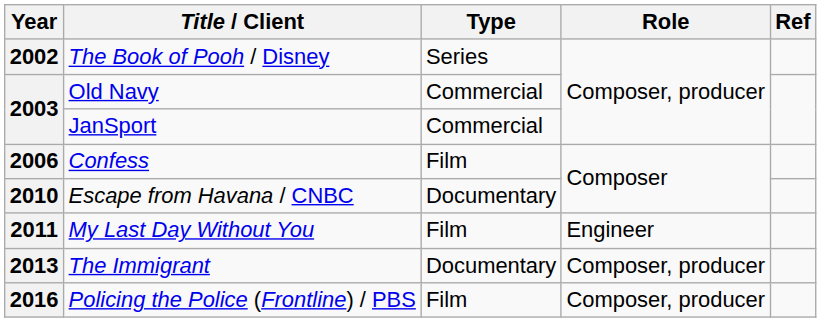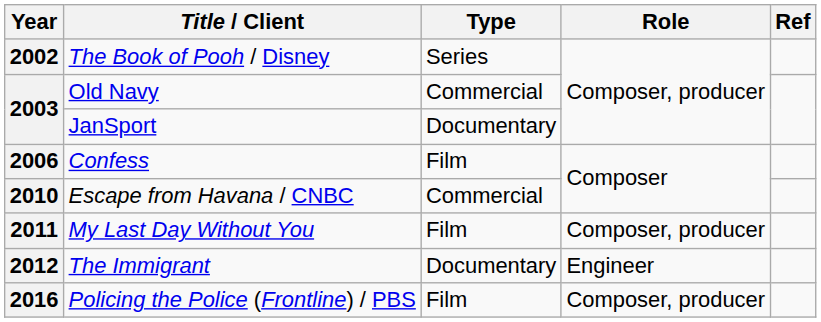(484, 126) Commercial -> (491, 126) Documentary
(491, 195) Documentary -> (484, 195) Commercial
(610, 230) Engineer -> (666, 230) Composer, producer
(34, 265) 2013 -> (34, 265) 2012
(666, 265) Composer, producer -> (610, 265) Engineer
